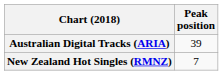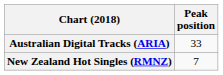(196, 43) 39 -> (196, 43) 33
